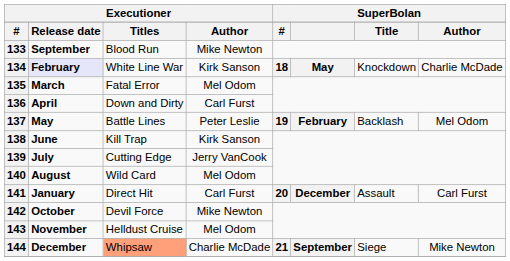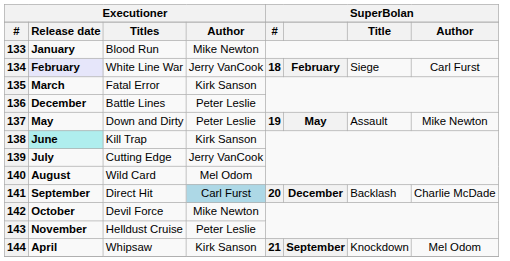(61, 49) September -> (53, 49) January
(229, 67) Kirk Sanson -> (226, 67) Jerry VanCook
(323, 67) May -> (316, 67) February
(387, 67) Knockdown -> (365, 67) Siege
(462, 67) Charlie McDade -> (455, 67) Carl Furst
(229, 85) Mel Odom -> (226, 85) Kirk Sanson
(44, 103) April -> (59, 103) December
(145, 103) Down and Dirty -> (136, 103) Battle Lines
(229, 103) Carl Furst -> (226, 103) Peter Leslie
(136, 121) Battle Lines -> (145, 121) Down and Dirty
(323, 121) February -> (316, 121) May
(380, 121) Backlash -> (369, 121) Assault
(462, 121) Mel Odom -> (455, 121) Mike Newton
(44, 139) no background -> (44, 139) paleturquoise background
(53, 193) January -> (61, 193) September
(229, 193) no background -> (226, 193) lightblue background
(376, 193) Assault -> (373, 193) Backlash
(462, 193) Carl Furst -> (455, 193) Charlie McDade
(229, 229) Mel Odom -> (226, 229) Peter Leslie
(59, 247) December -> (44, 247) April
(129, 247) lightsalmon background -> (129, 247) no background
(229, 247) Charlie McDade -> (226, 247) Kirk Sanson
(372, 247) Siege -> (379, 247) Knockdown
(462, 247) Mike Newton -> (455, 247) Mel Odom
